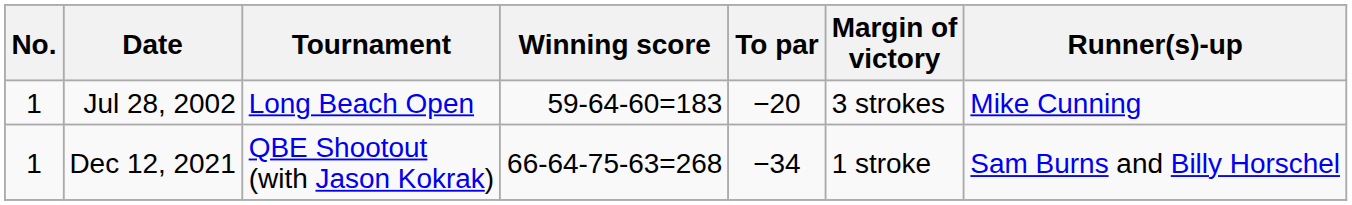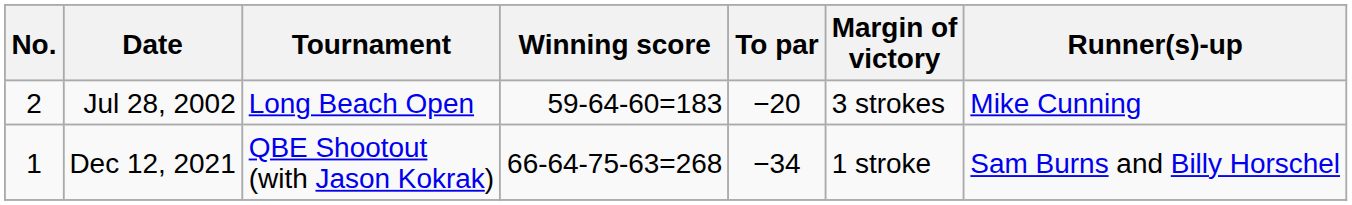(34, 103) 1 -> (34, 103) 2
